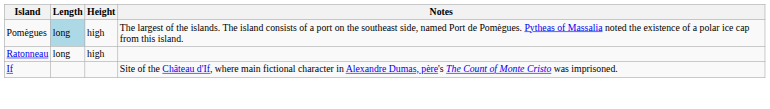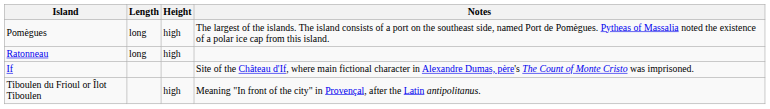(61, 33) lightblue background -> (138, 33) no background
+ row: (57, 90)
